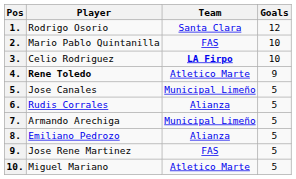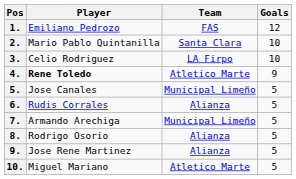(68, 28) Rodrigo Osorio -> (74, 28) Emiliano Pedrozo
(210, 28) Santa Clara -> (210, 28) FAS
(210, 43) FAS -> (210, 43) Santa Clara
(210, 58) bold -> (210, 58) normal
(74, 136) Emiliano Pedrozo -> (68, 136) Rodrigo Osorio
(210, 151) FAS -> (210, 151) Alianza
